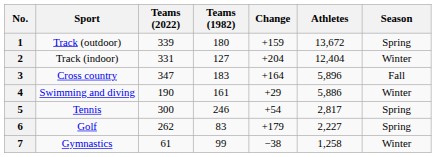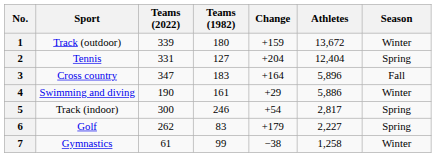(397, 42) Spring -> (397, 42) Winter
(87, 59) Track (indoor) -> (87, 59) Tennis
(397, 59) Winter -> (397, 59) Spring
(87, 110) Tennis -> (87, 110) Track (indoor)
